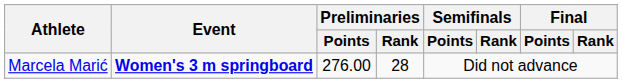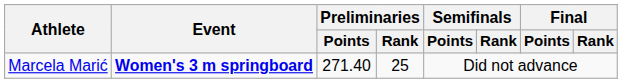(347, 66) 276.00 -> (347, 66) 271.40
(400, 66) 28 -> (400, 66) 25
